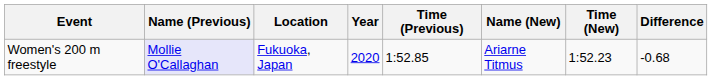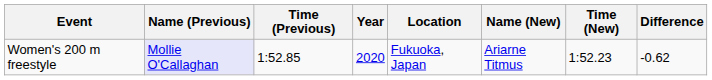columns swapped: (432, 22) <-> (301, 22)
(655, 57) -0.68 -> (655, 57) -0.62
